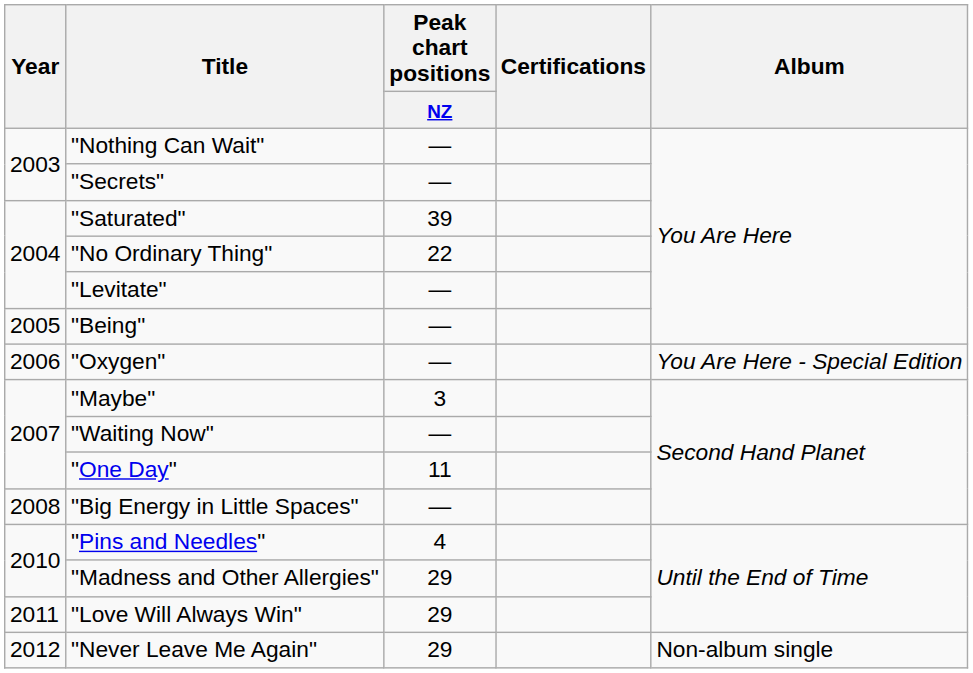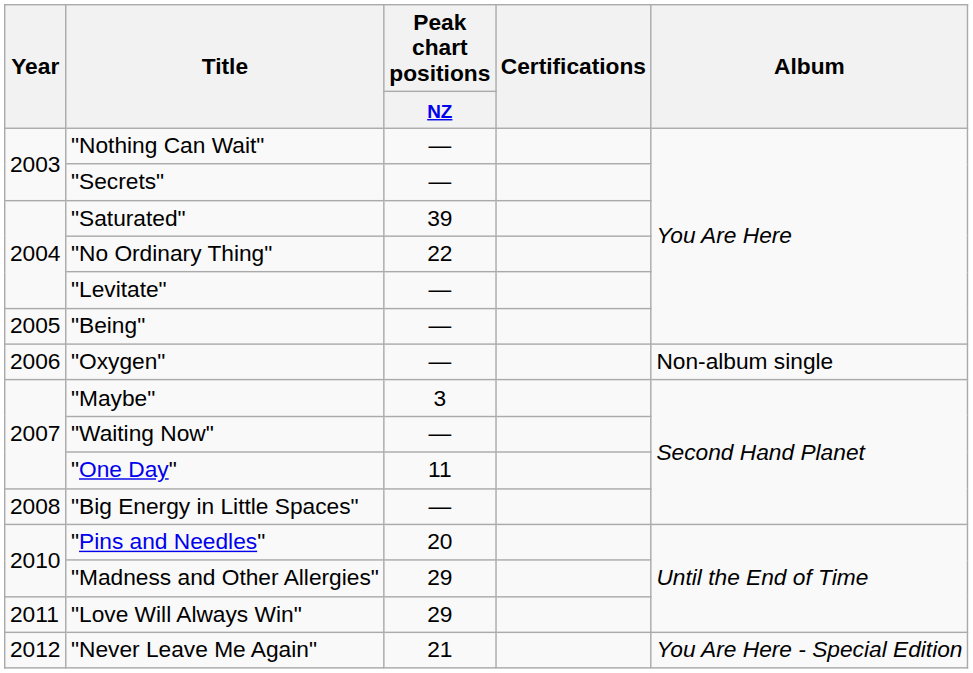(809, 361) You Are Here - Special Edition -> (745, 361) Non-album single
(440, 542) 4 -> (440, 542) 20
(440, 650) 29 -> (440, 650) 21
(745, 650) Non-album single -> (809, 650) You Are Here - Special Edition
